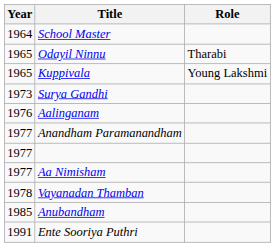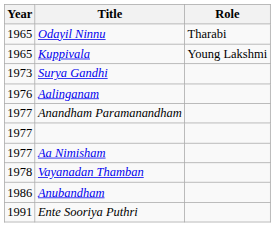- row: (74, 34)
(20, 212) 1985 -> (20, 192) 1986
